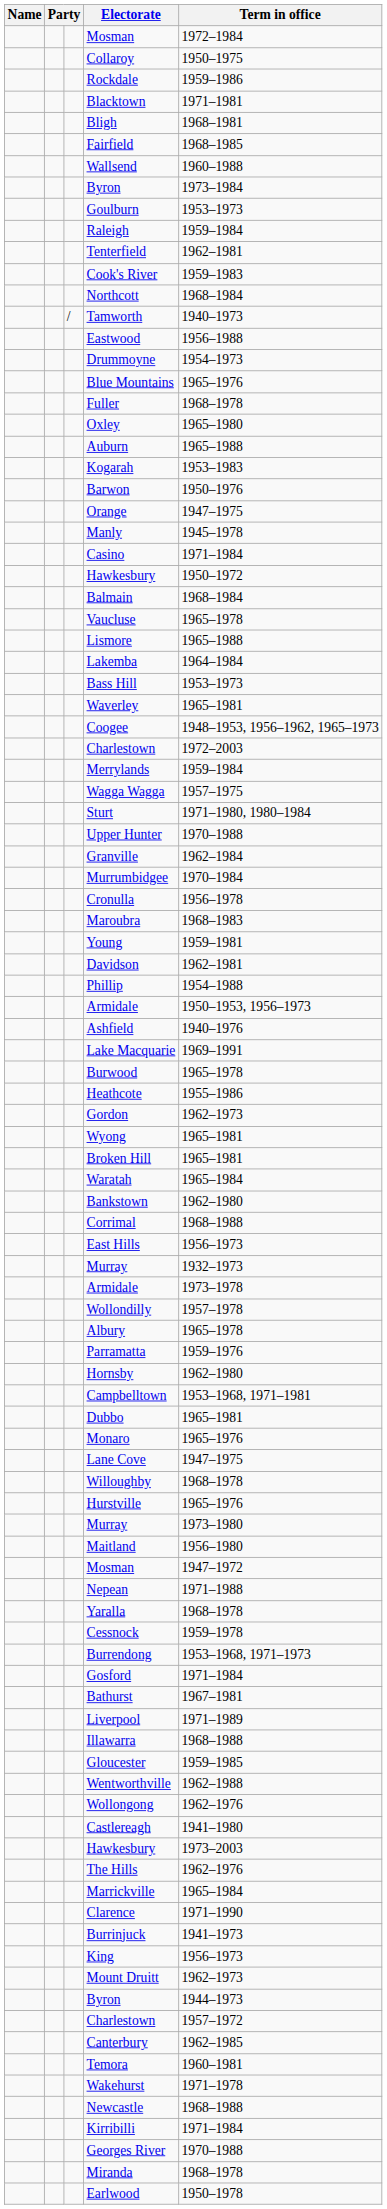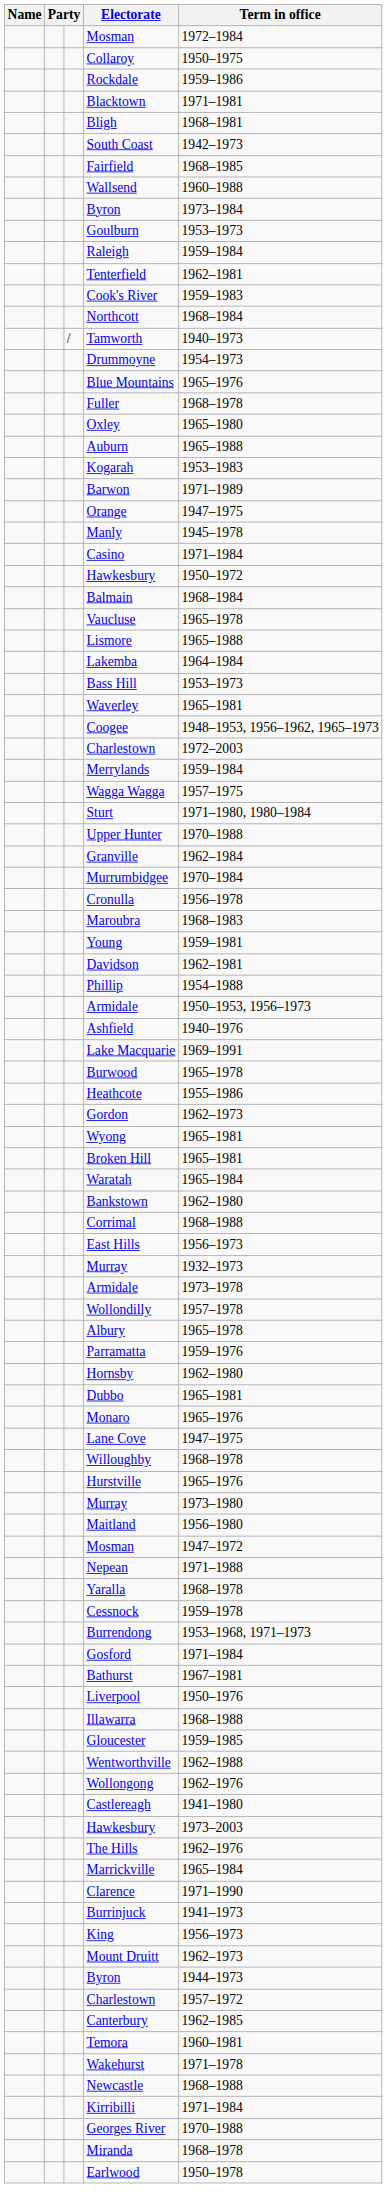+ row: (74, 145)
- row: (74, 339)
(212, 489) 1950–1976 -> (212, 489) 1971–1989
- row: (74, 1396)
(212, 1719) 1971–1989 -> (212, 1697) 1950–1976
